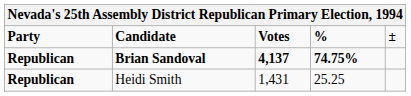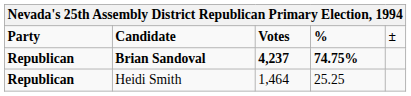(274, 58) 4,137 -> (274, 58) 4,237
(274, 79) 1,431 -> (274, 79) 1,464
